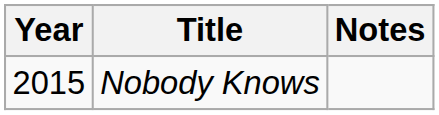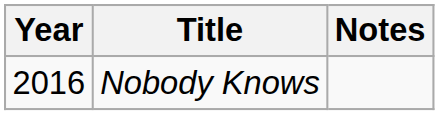(49, 82) 2015 -> (49, 82) 2016
